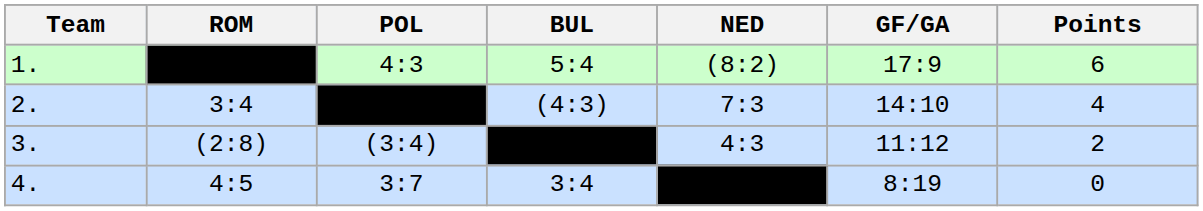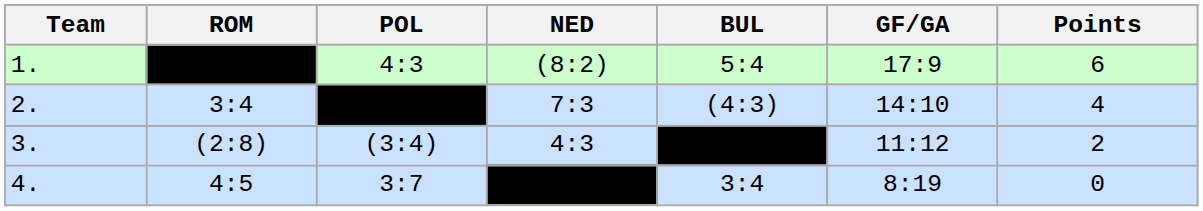columns swapped: (572, 25) <-> (742, 25)
